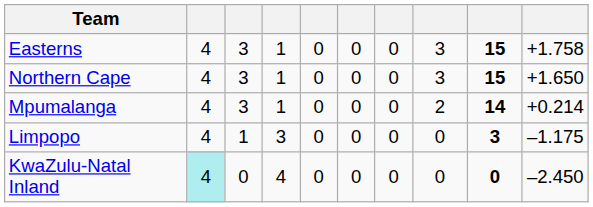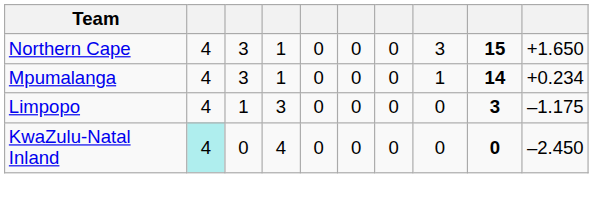- row: (45, 48)
(440, 107) 2 -> (440, 78) 1
(555, 107) +0.214 -> (555, 78) +0.234
